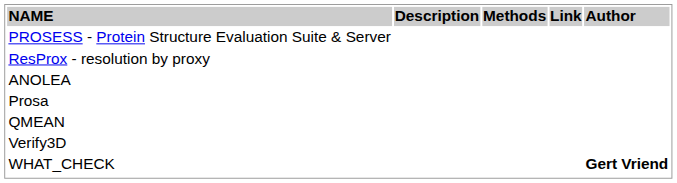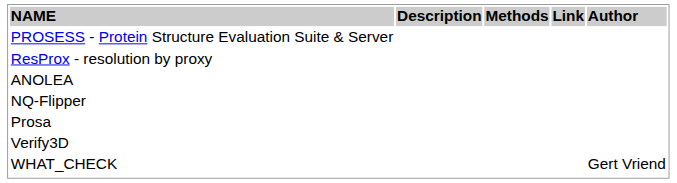+ row: (48, 100)
- row: (37, 122)
(627, 164) bold -> (627, 164) normal
